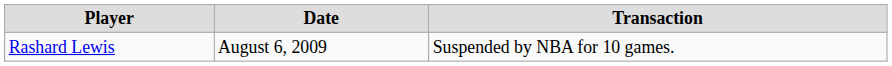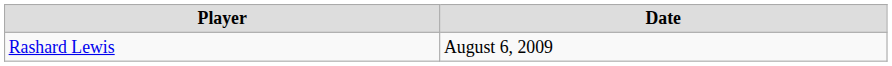- column: (658, 18)
